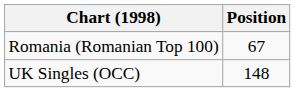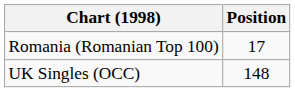(256, 45) 67 -> (256, 45) 17
